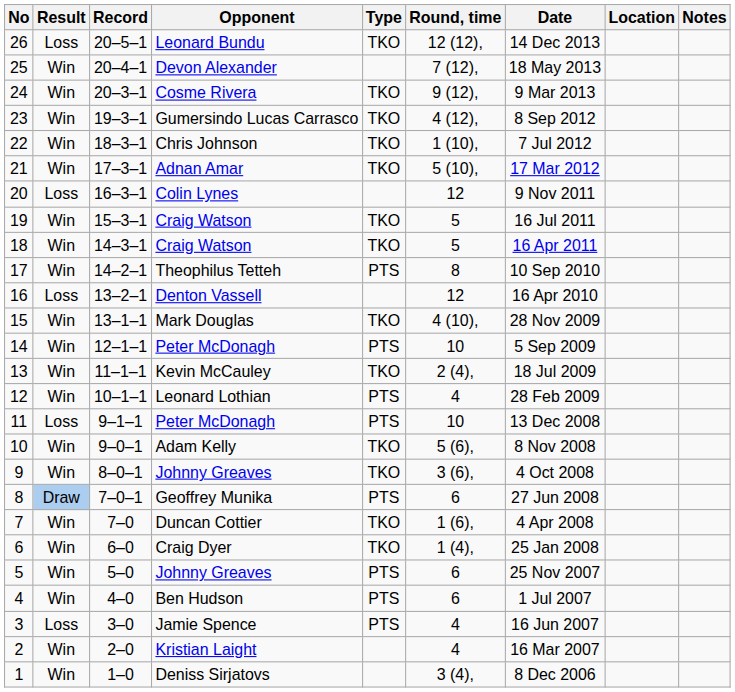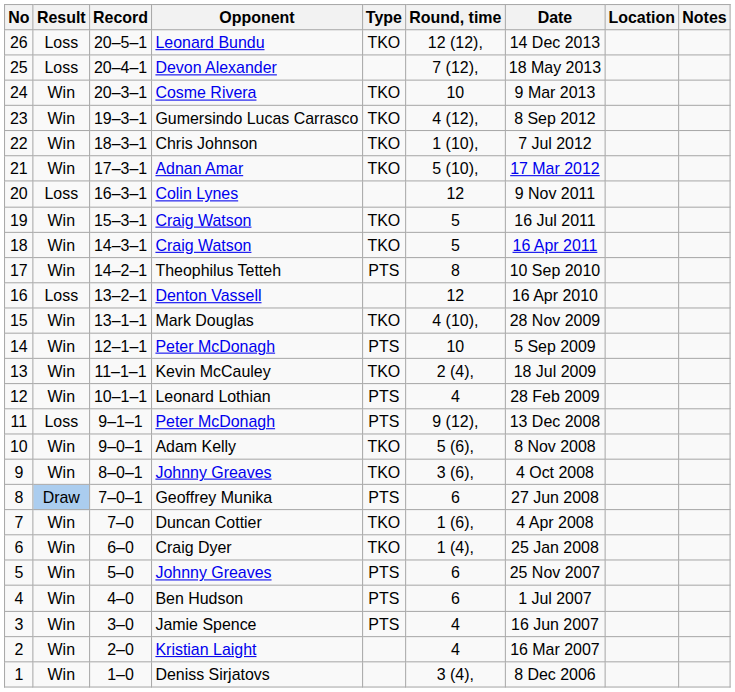(61, 68) Win -> (61, 68) Loss
(455, 93) 9 (12), -> (455, 93) 10
(455, 422) 10 -> (455, 422) 9 (12),
(61, 624) Loss -> (61, 624) Win
